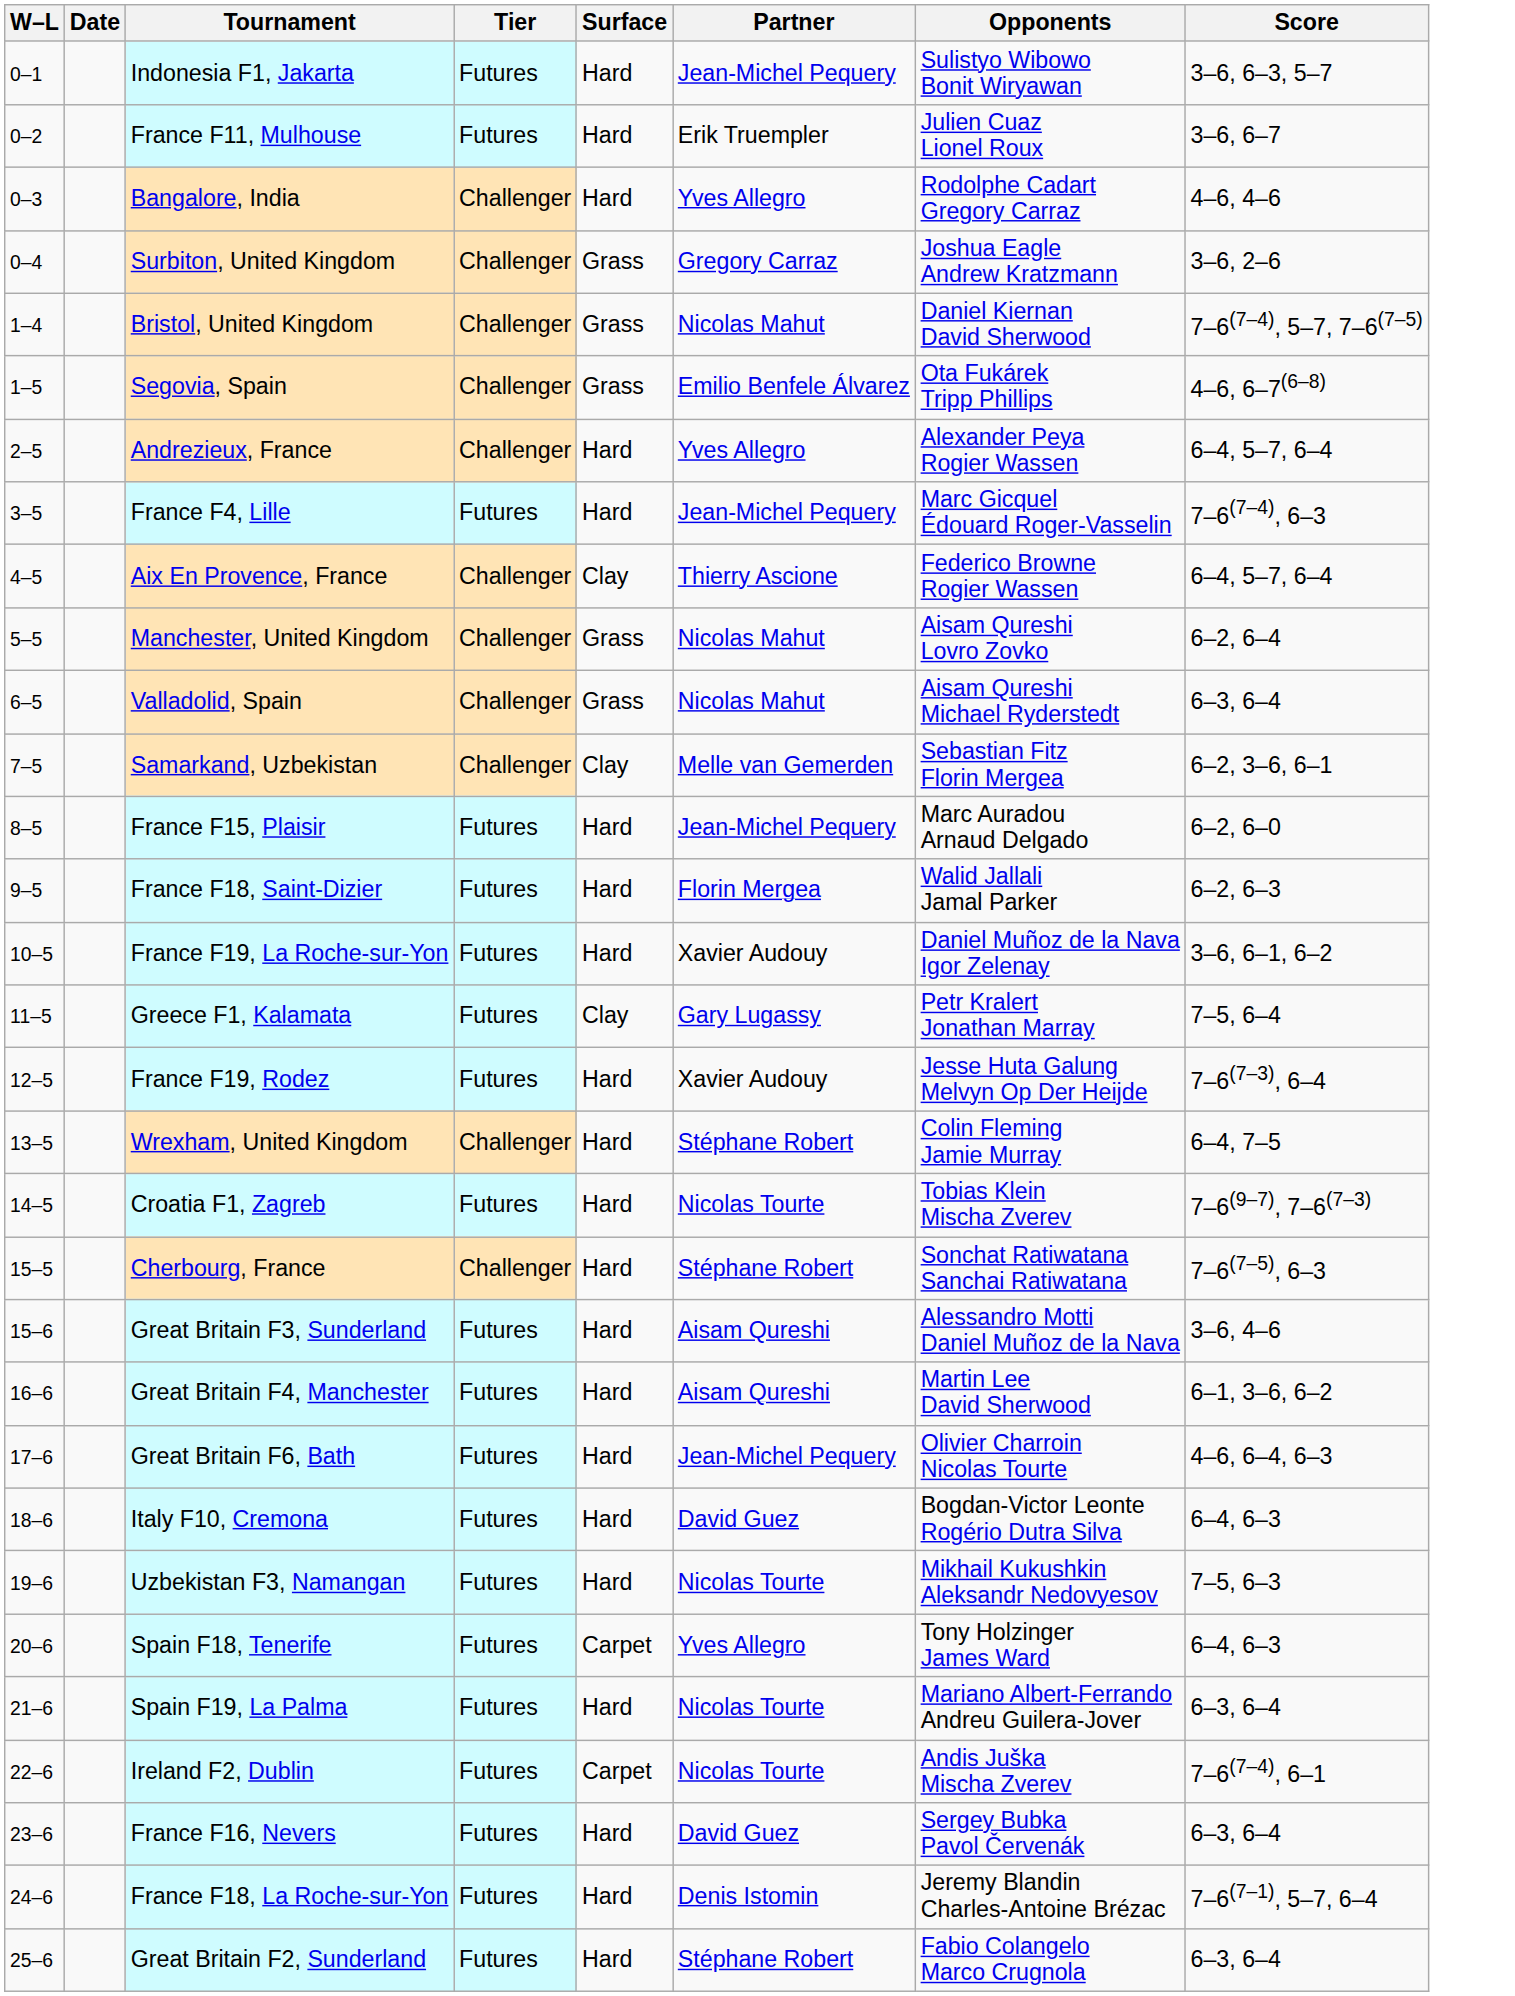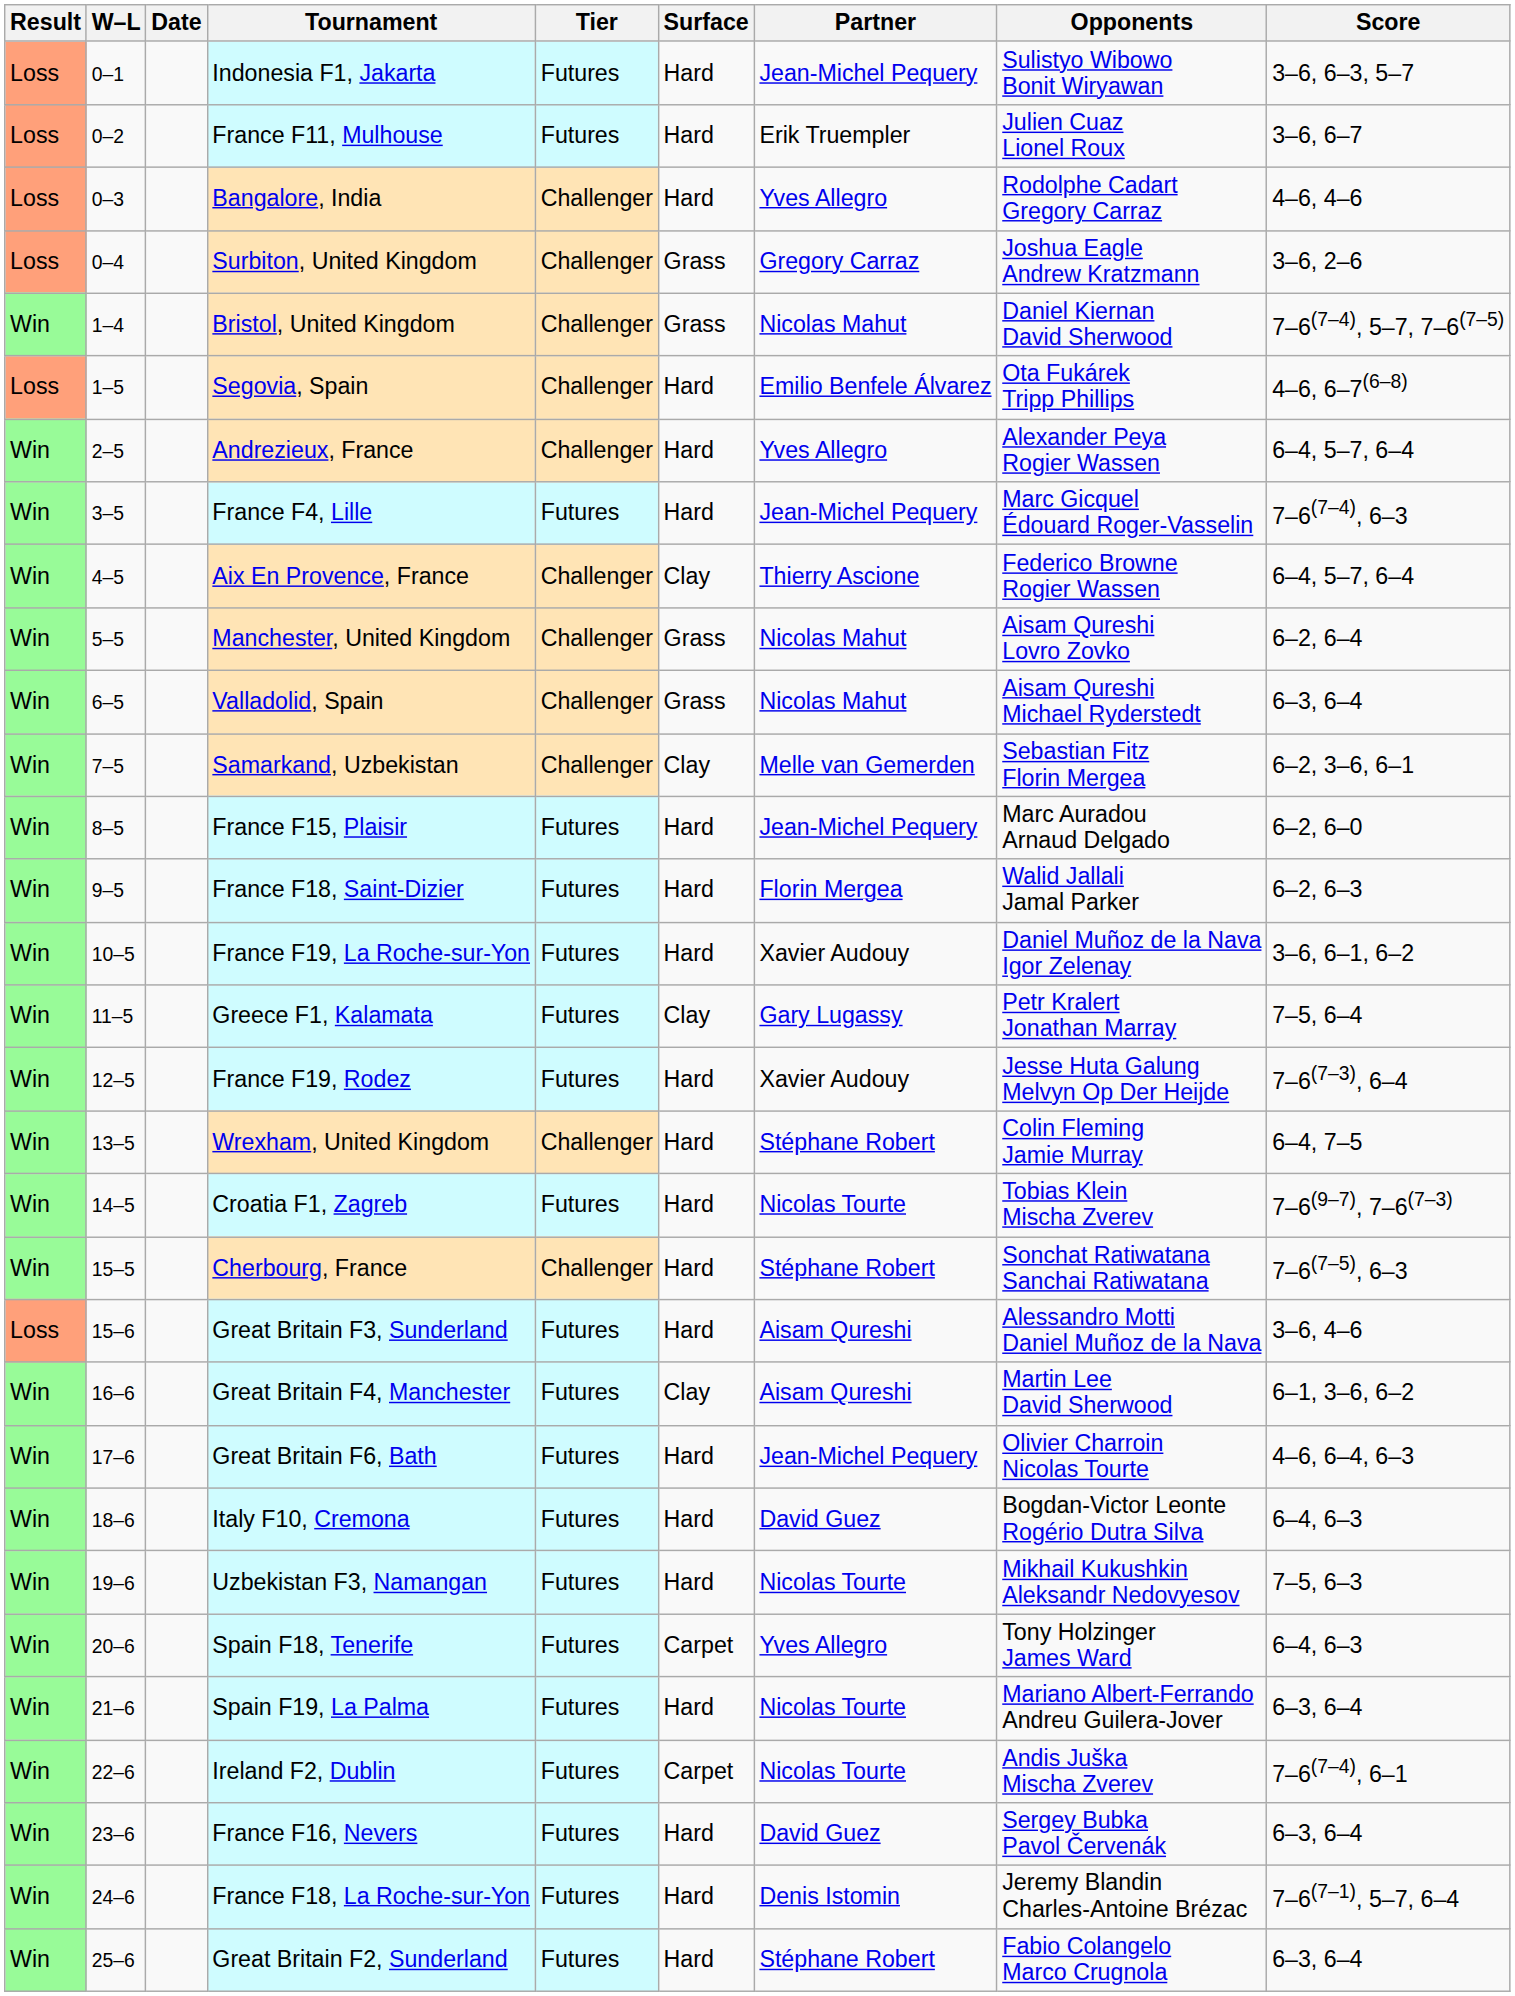+ column: (46, 22)
(613, 387) Grass -> (689, 387) Hard
(607, 1393) Hard -> (687, 1393) Clay
